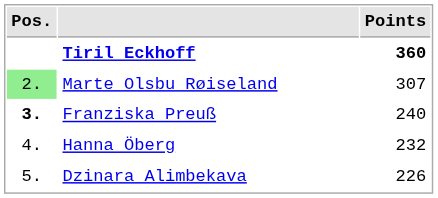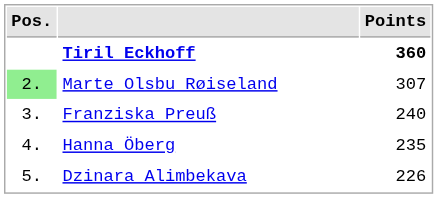(32, 115) bold -> (32, 115) normal
(411, 146) 232 -> (411, 146) 235
